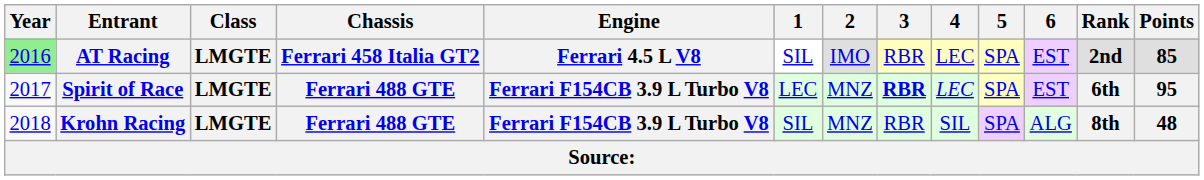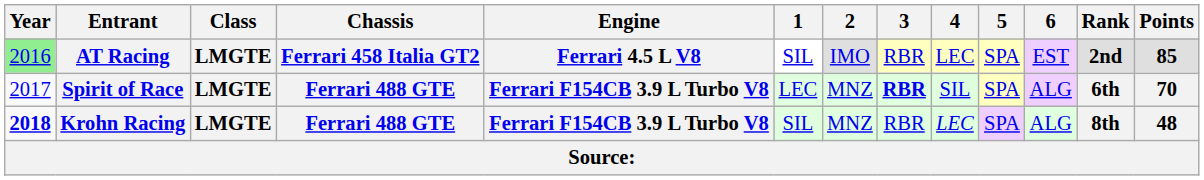(955, 89) LEC -> (955, 89) SIL
(1051, 89) EST -> (1051, 89) ALG
(1167, 89) 95 -> (1167, 89) 70
(30, 123) normal -> (30, 123) bold
(955, 123) SIL -> (955, 123) LEC
